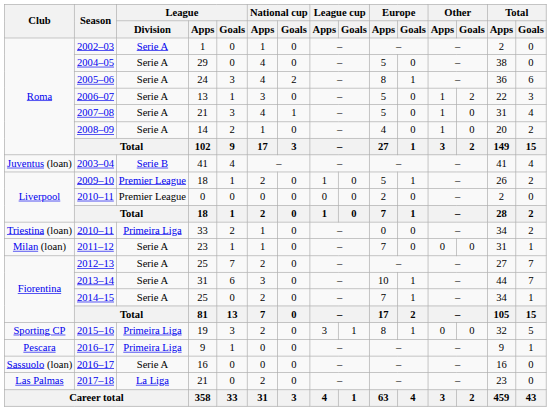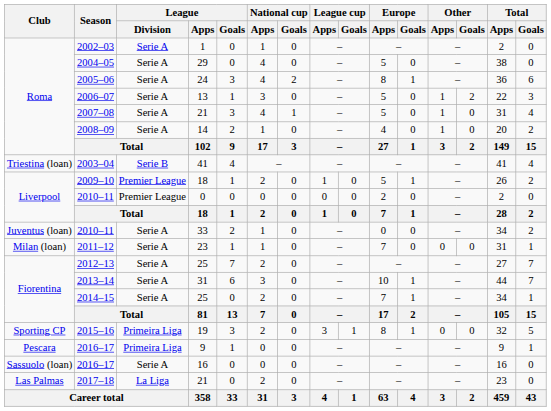(39, 163) Juventus (loan) -> (39, 163) Triestina (loan)
(39, 230) Triestina (loan) -> (39, 230) Juventus (loan)
(152, 230) Primeira Liga -> (152, 230) Serie A
